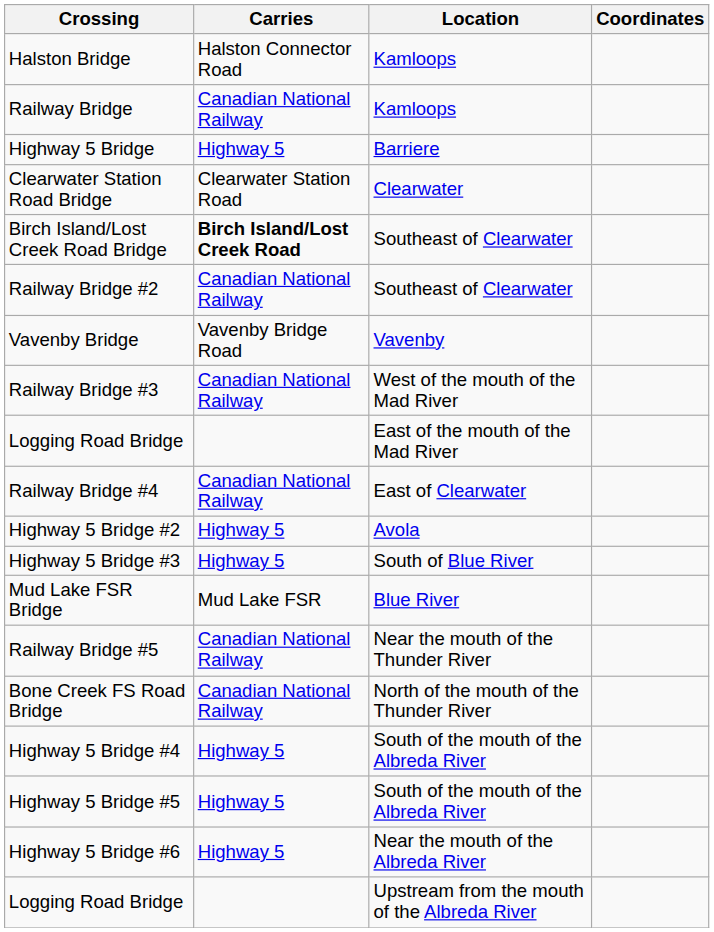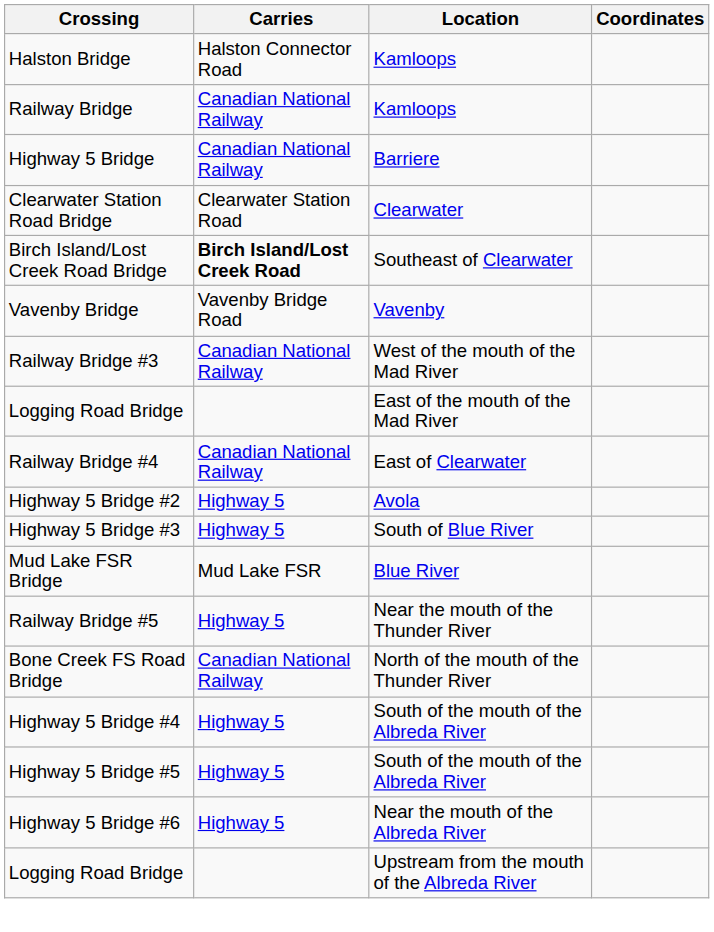(241, 149) Highway 5 -> (274, 159) Canadian National Railway
- row: (84, 289)
(274, 650) Canadian National Railway -> (241, 621) Highway 5
